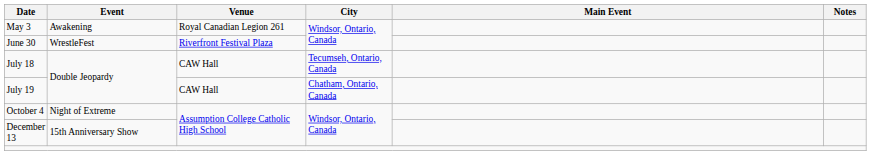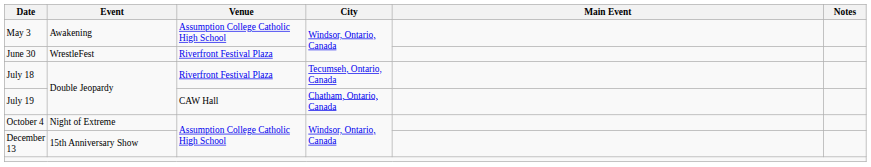(232, 27) Royal Canadian Legion 261 -> (234, 32) Assumption College Catholic High School
(199, 63) CAW Hall -> (226, 74) Riverfront Festival Plaza
